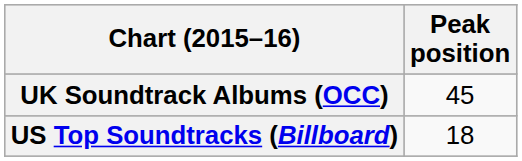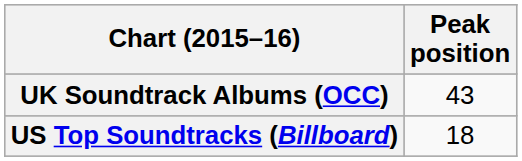(460, 94) 45 -> (460, 94) 43
